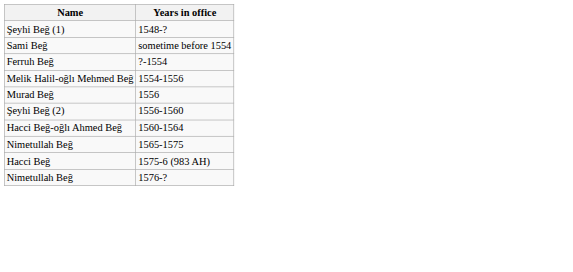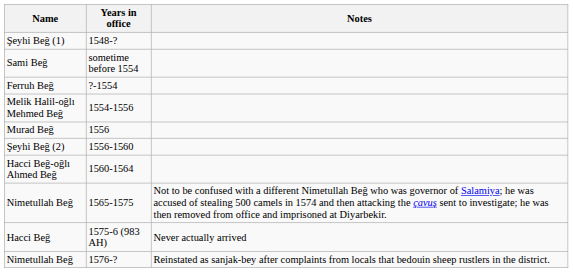+ column: (359, 18)
